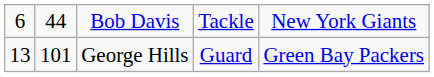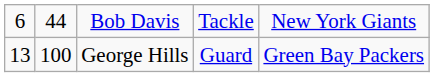(56, 54) 101 -> (56, 54) 100
